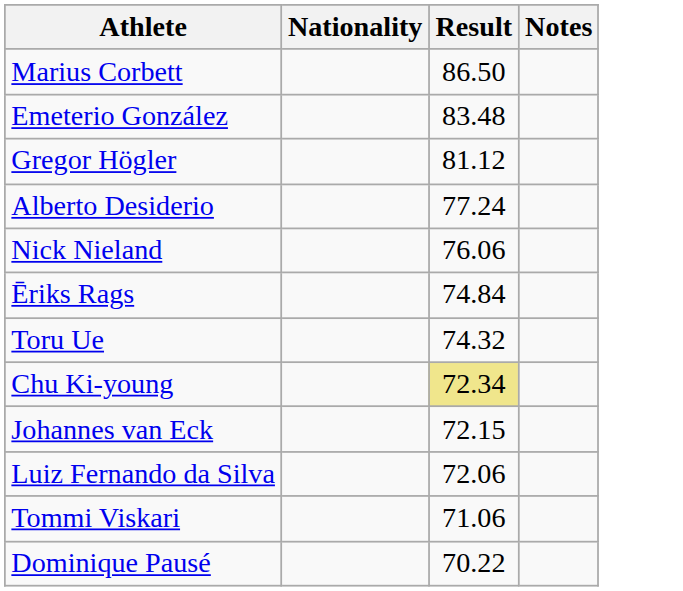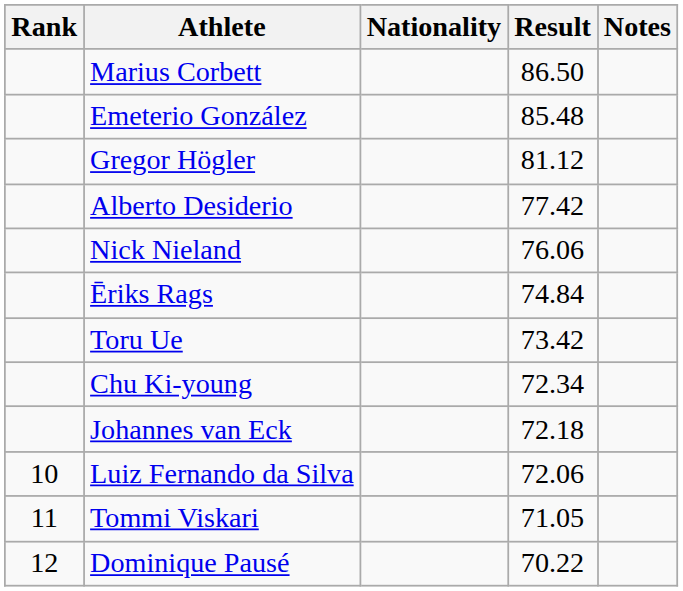+ column: (44, 26)
(474, 116) 83.48 -> (553, 116) 85.48
(474, 205) 77.24 -> (553, 205) 77.42
(474, 339) 74.32 -> (553, 339) 73.42
(474, 384) khaki background -> (553, 384) no background
(474, 428) 72.15 -> (553, 428) 72.18
(474, 518) 71.06 -> (553, 518) 71.05
